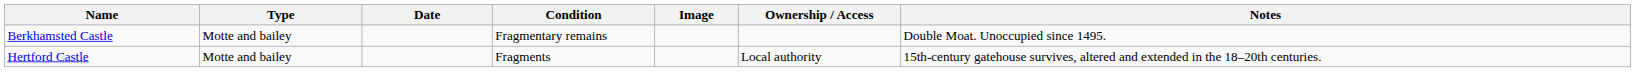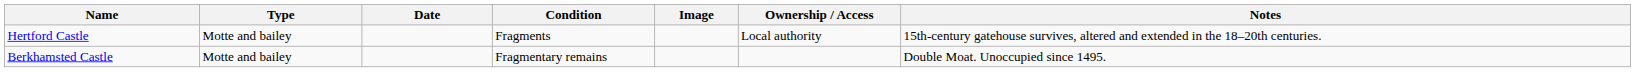rows swapped: (60, 35) <-> (48, 56)
